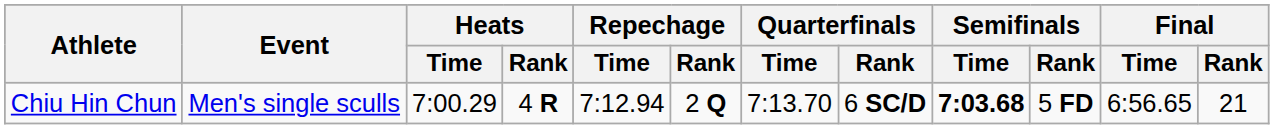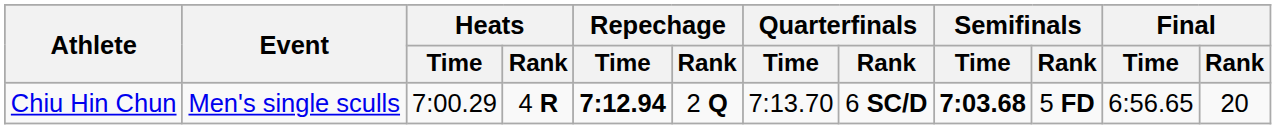(622, 104) normal -> (623, 104) bold
(1233, 104) 21 -> (1235, 104) 20
